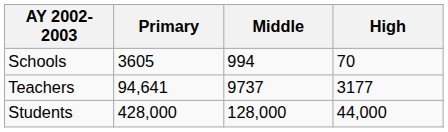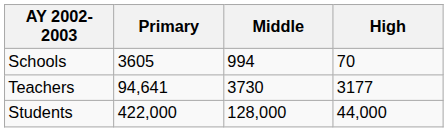(245, 87) 9737 -> (245, 87) 3730
(147, 113) 428,000 -> (147, 113) 422,000
